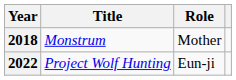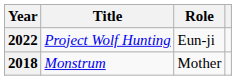rows swapped: (23, 39) <-> (23, 63)
